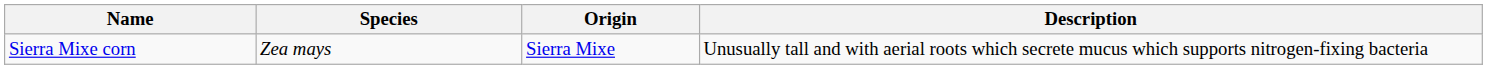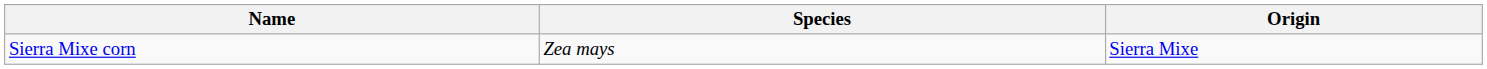- column: (1091, 19)
